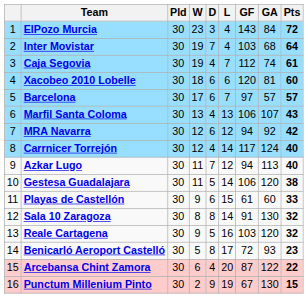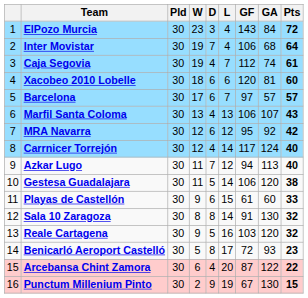(247, 47) 103 -> (247, 47) 106
(247, 132) 94 -> (247, 132) 95
